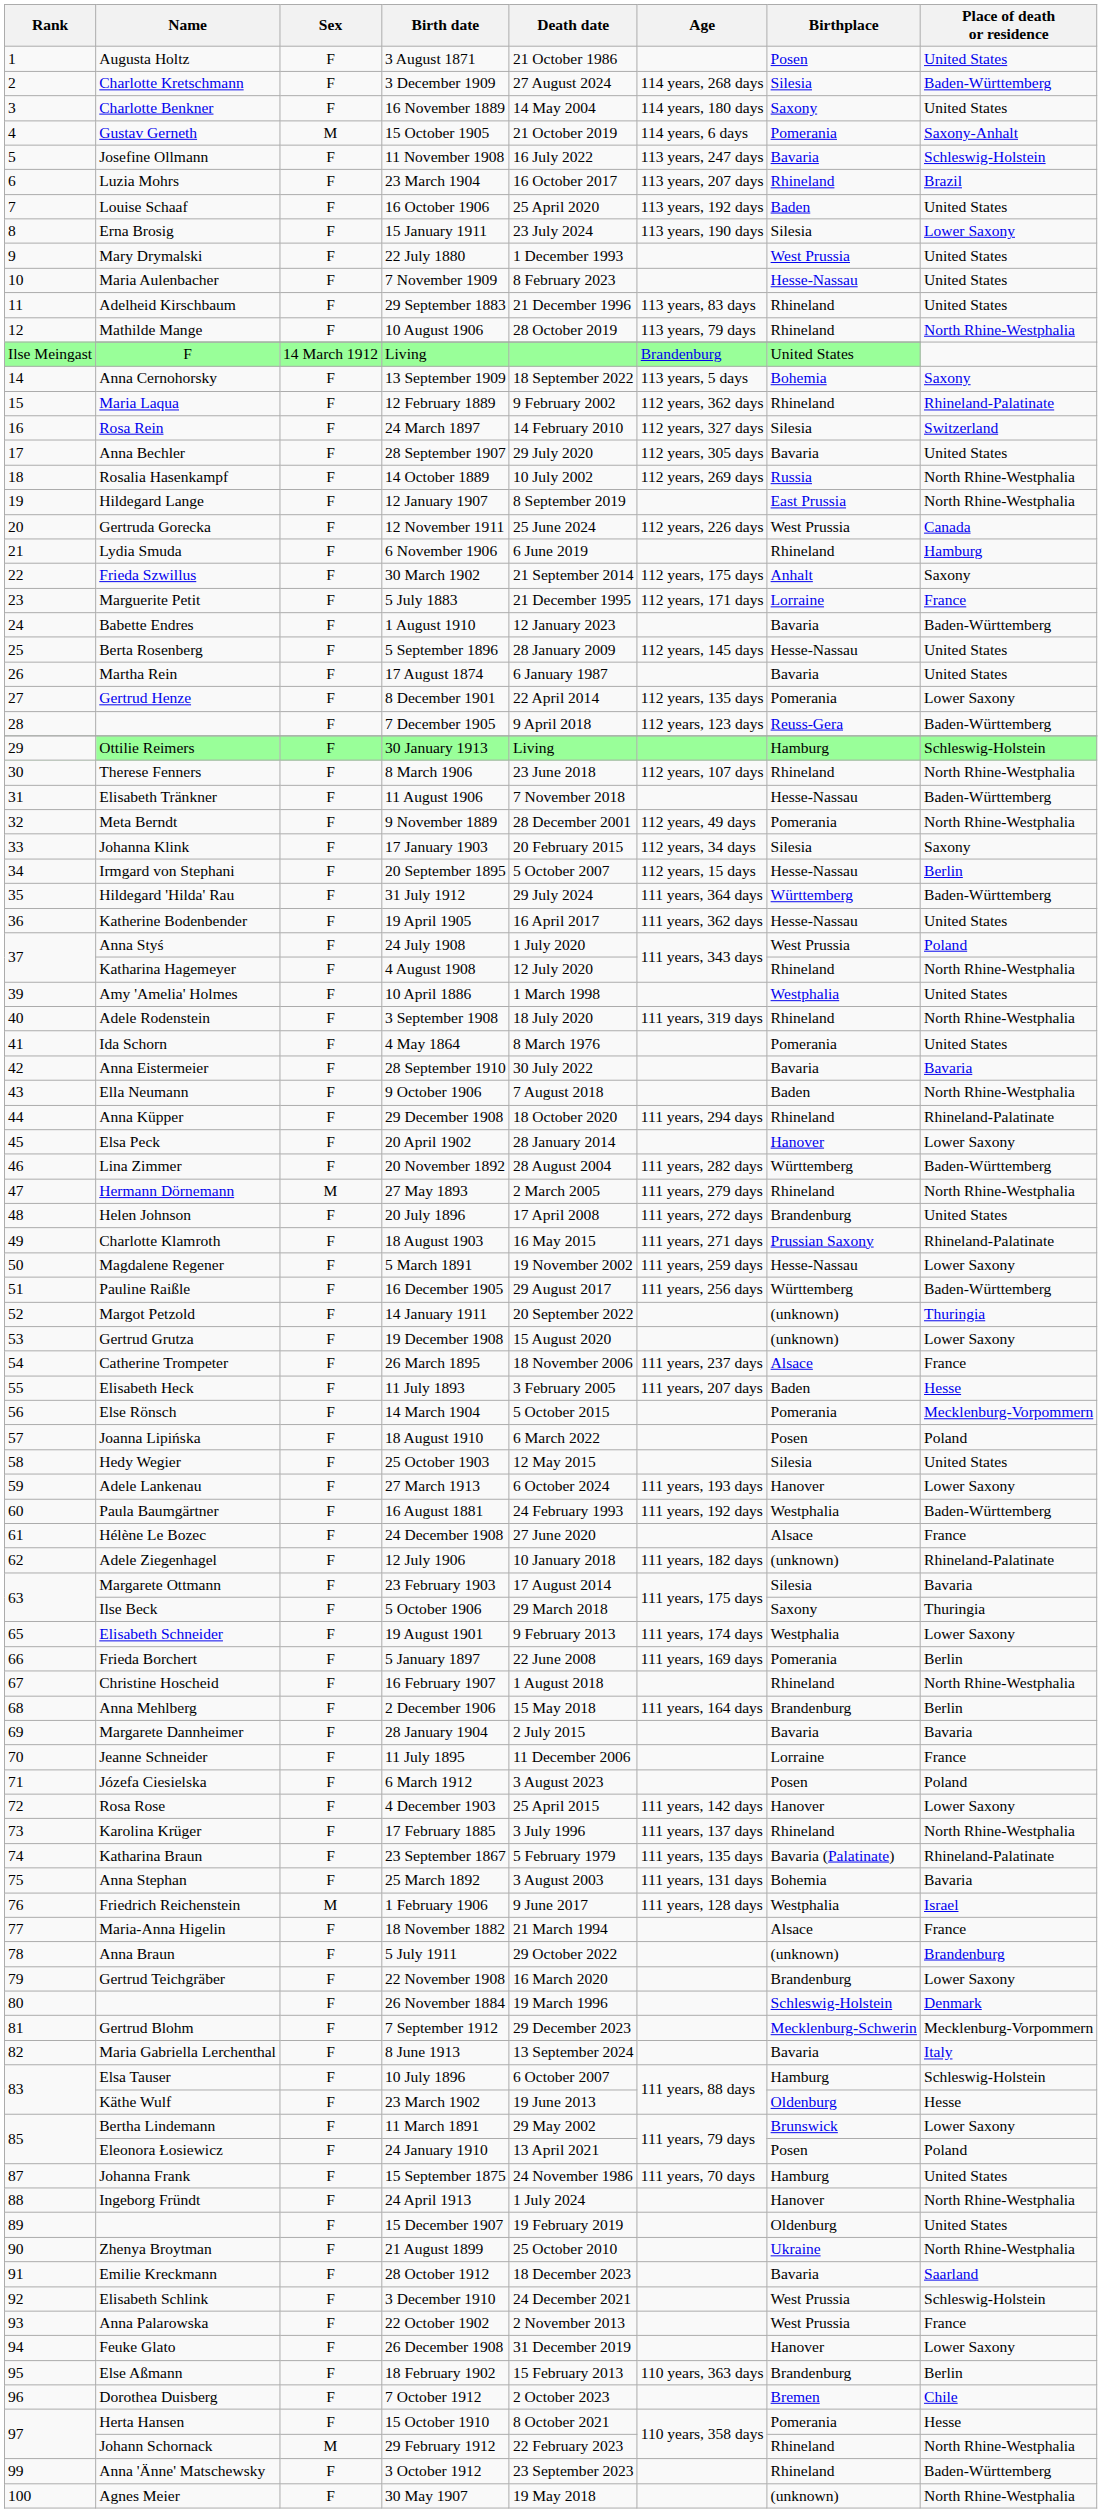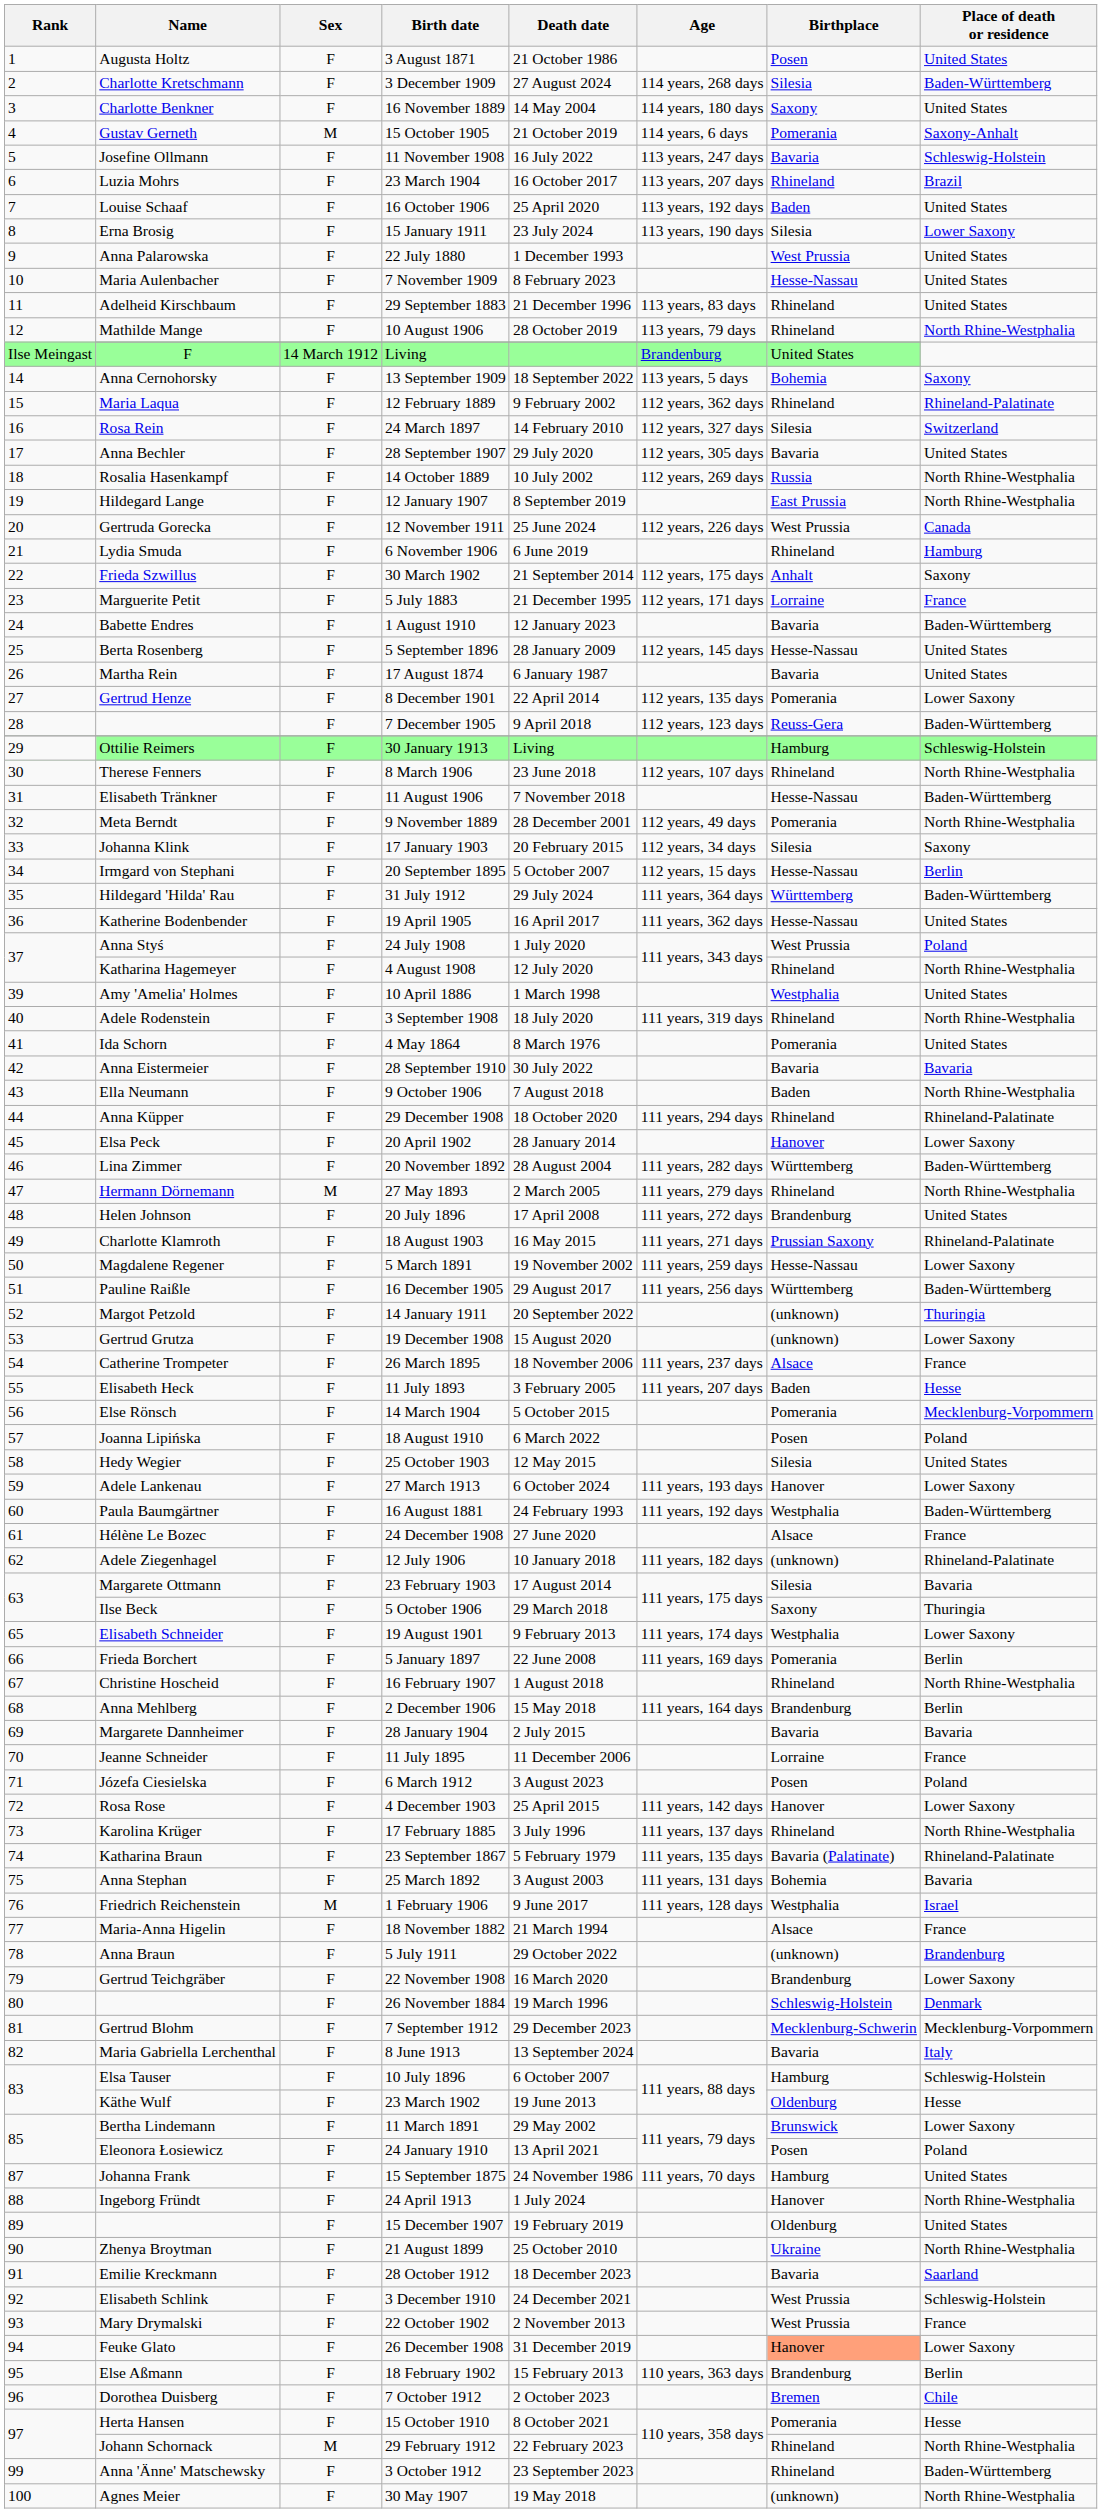(151, 255) Mary Drymalski -> (154, 255) Anna Palarowska
(154, 2323) Anna Palarowska -> (151, 2323) Mary Drymalski
(797, 2347) no background -> (797, 2347) lightsalmon background
